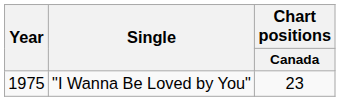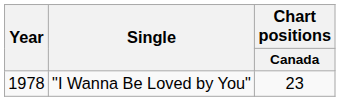(26, 83) 1975 -> (26, 83) 1978
